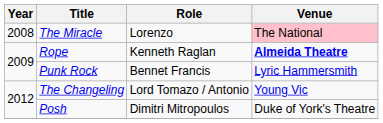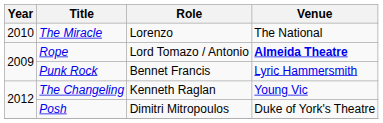(20, 33) 2008 -> (20, 33) 2010
(288, 33) pink background -> (288, 33) no background
(173, 52) Kenneth Raglan -> (189, 52) Lord Tomazo / Antonio
(189, 90) Lord Tomazo / Antonio -> (173, 90) Kenneth Raglan
